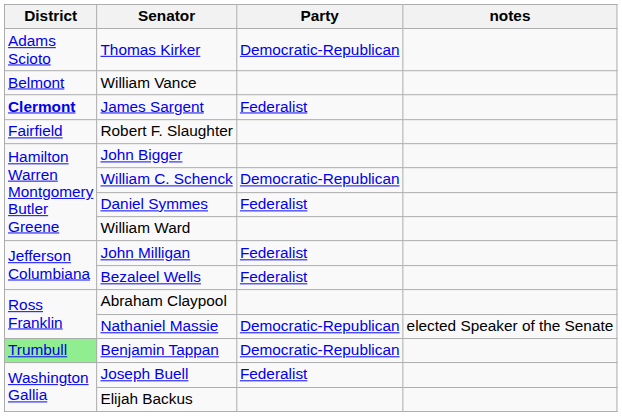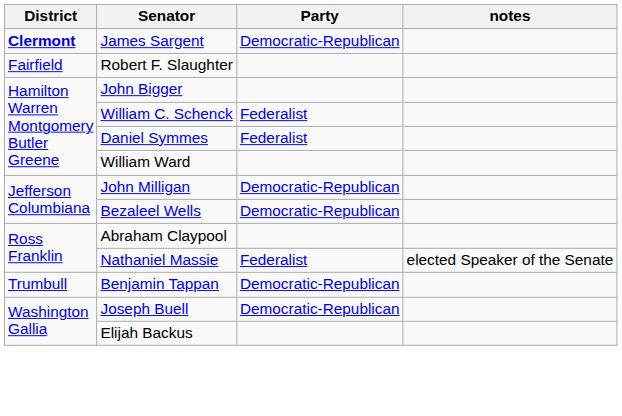- row: (150, 49)
- row: (149, 82)
(274, 107) Federalist -> (320, 41) Democratic-Republican
(320, 180) Democratic-Republican -> (274, 114) Federalist
(274, 253) Federalist -> (320, 187) Democratic-Republican
(274, 277) Federalist -> (320, 211) Democratic-Republican
(320, 326) Democratic-Republican -> (274, 260) Federalist
(38, 350) lightgreen background -> (38, 284) no background
(274, 374) Federalist -> (320, 308) Democratic-Republican
